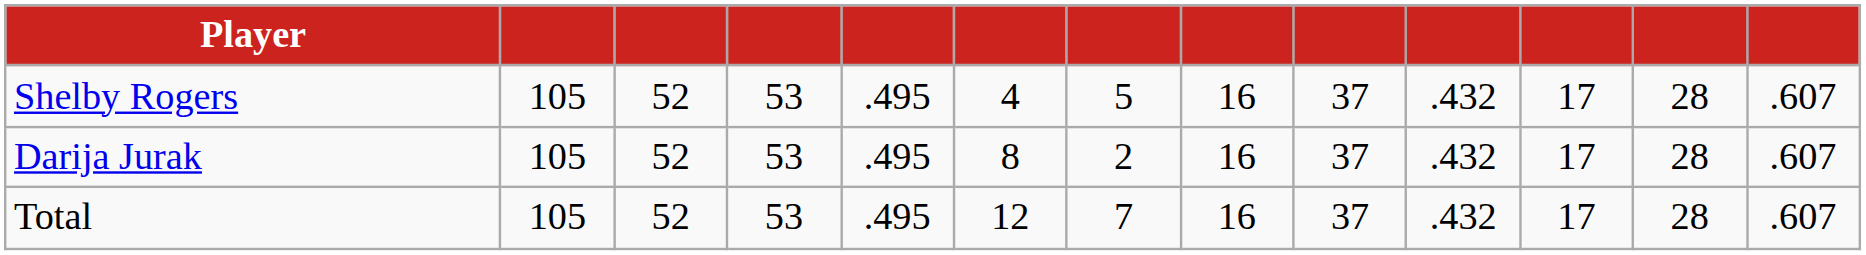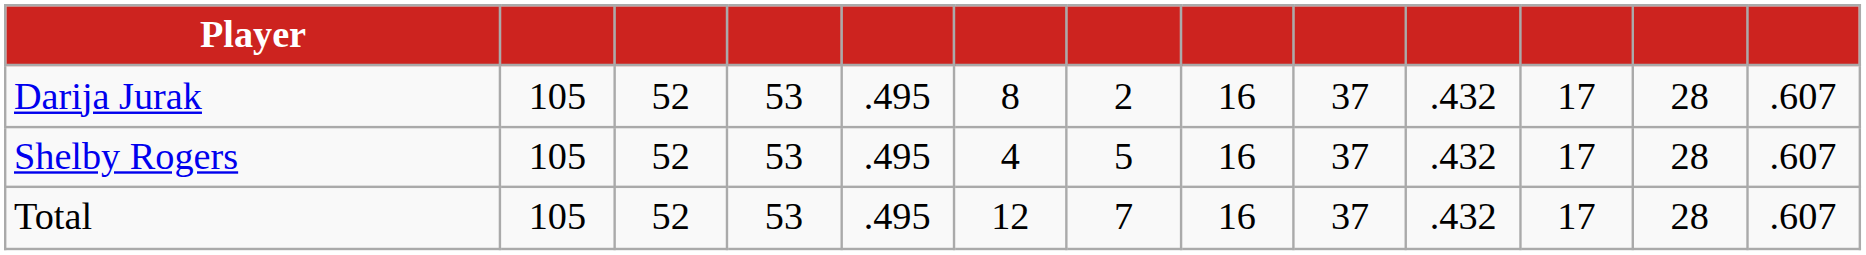rows swapped: (108, 156) <-> (126, 95)
